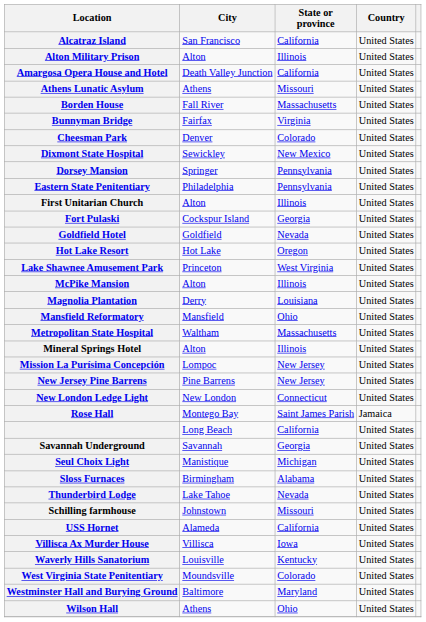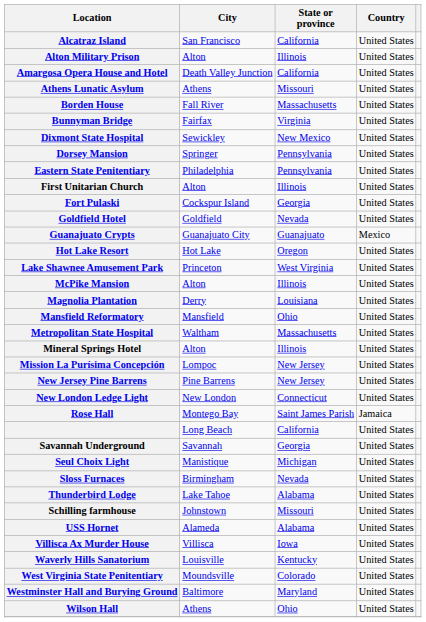- row: (92, 137)
+ row: (92, 235)
(296, 478) Alabama -> (293, 478) Nevada
(293, 495) Nevada -> (296, 495) Alabama
(298, 527) California -> (296, 527) Alabama
